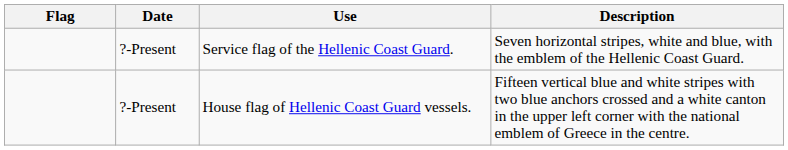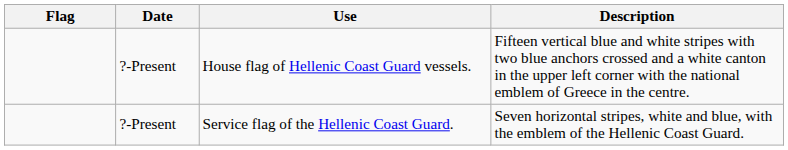rows swapped: (328, 49) <-> (337, 107)
